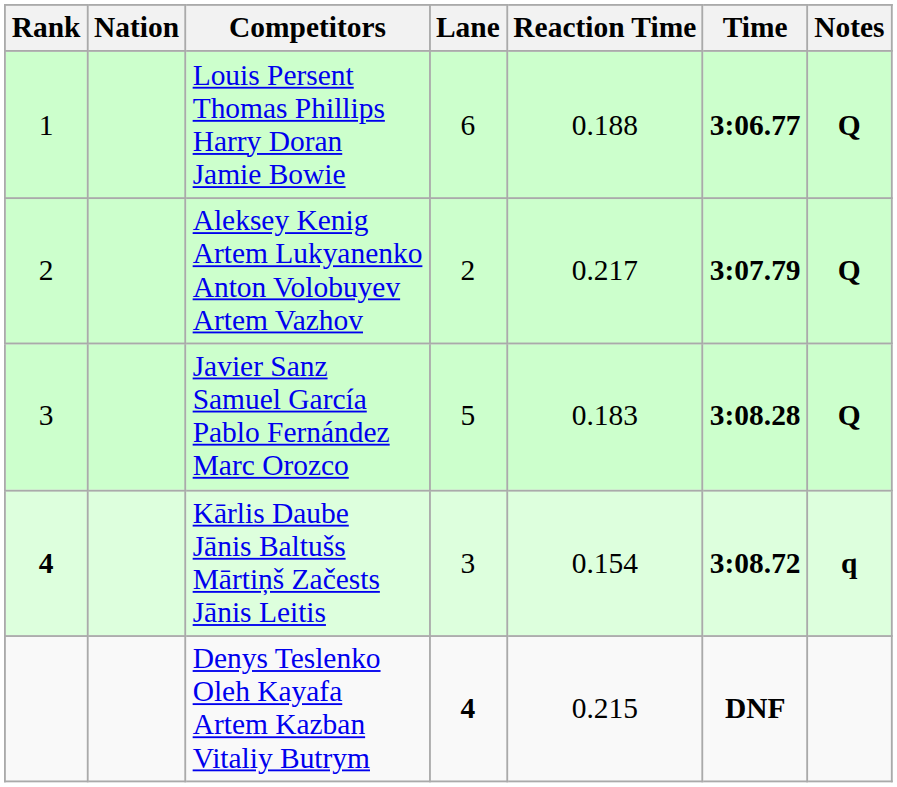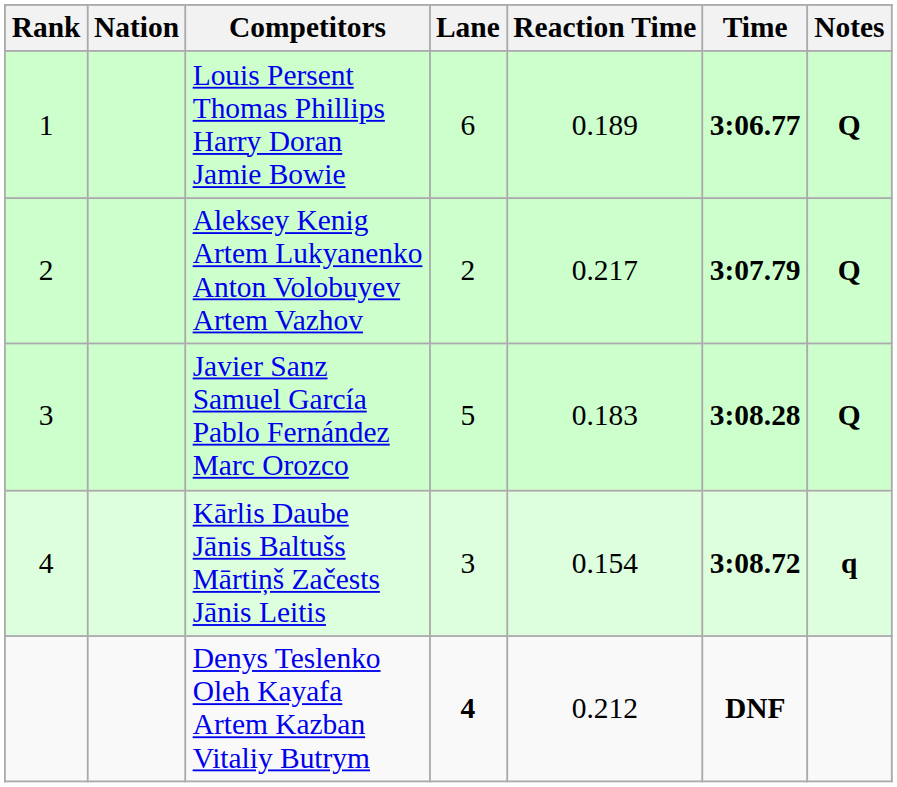(605, 124) 0.188 -> (605, 124) 0.189
(46, 562) bold -> (46, 562) normal
(605, 708) 0.215 -> (605, 708) 0.212
